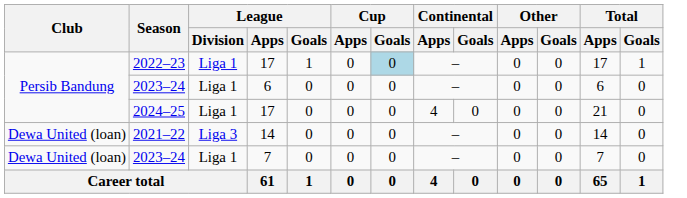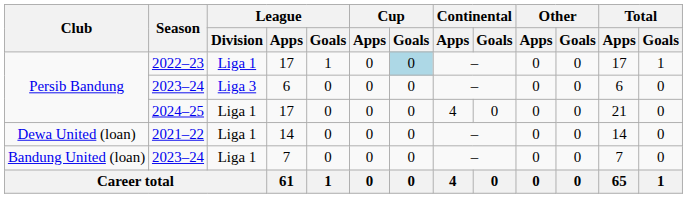(218, 87) Liga 1 -> (237, 87) Liga 3
(218, 134) Liga 3 -> (237, 134) Liga 1
(67, 157) Dewa United (loan) -> (76, 157) Bandung United (loan)
